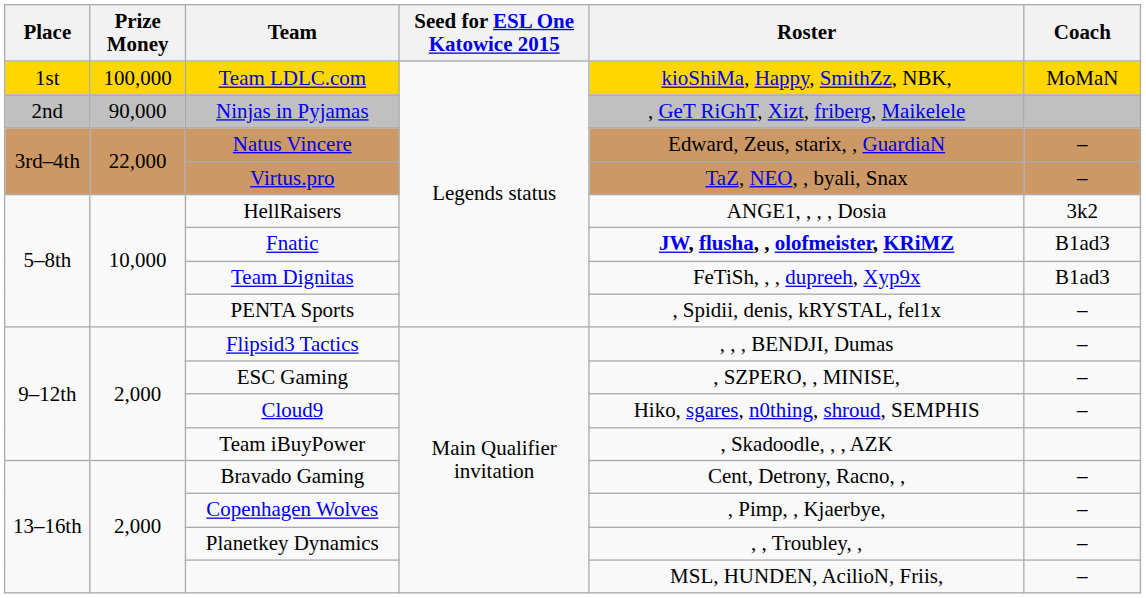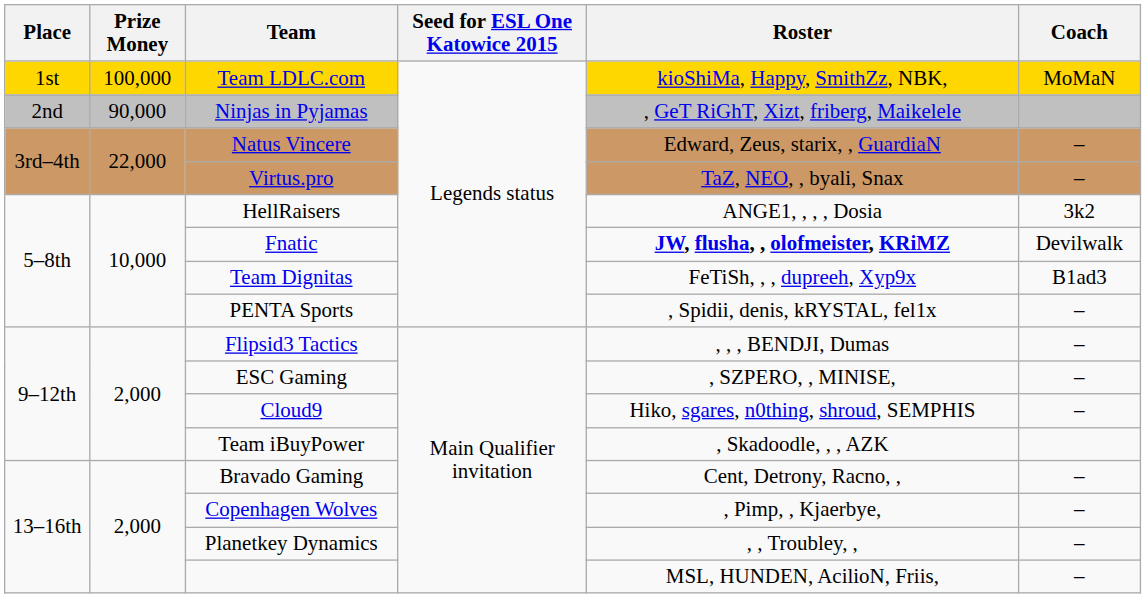(1082, 244) B1ad3 -> (1079, 244) Devilwalk
